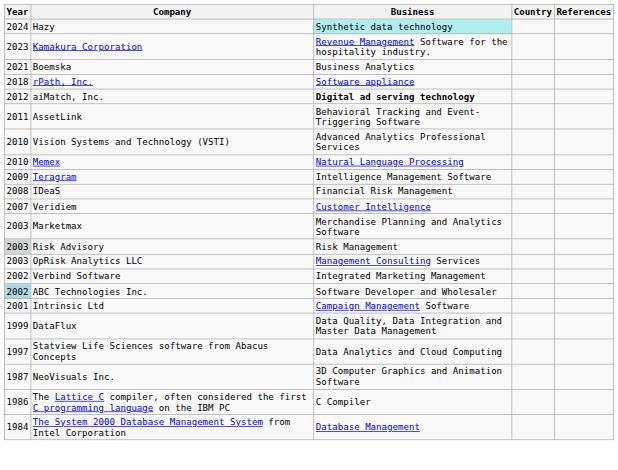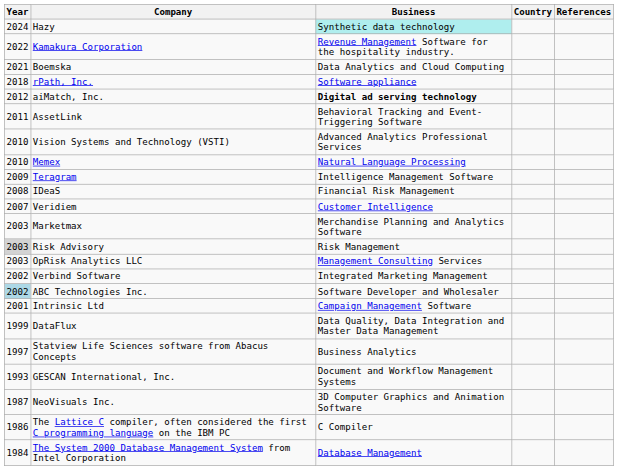(17, 47) 2023 -> (17, 47) 2022
(365, 67) Business Analytics -> (411, 67) Data Analytics and Cloud Computing
(409, 351) Data Analytics and Cloud Computing -> (367, 351) Business Analytics
+ row: (104, 377)
